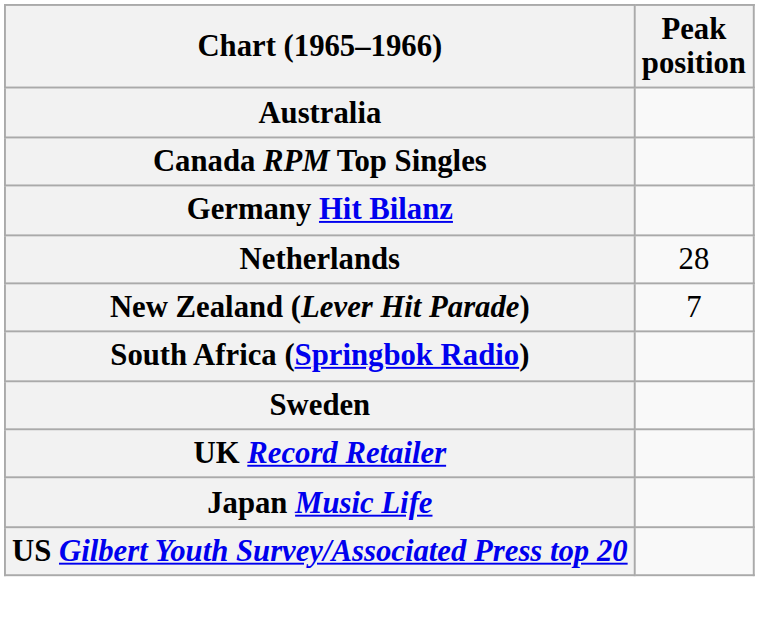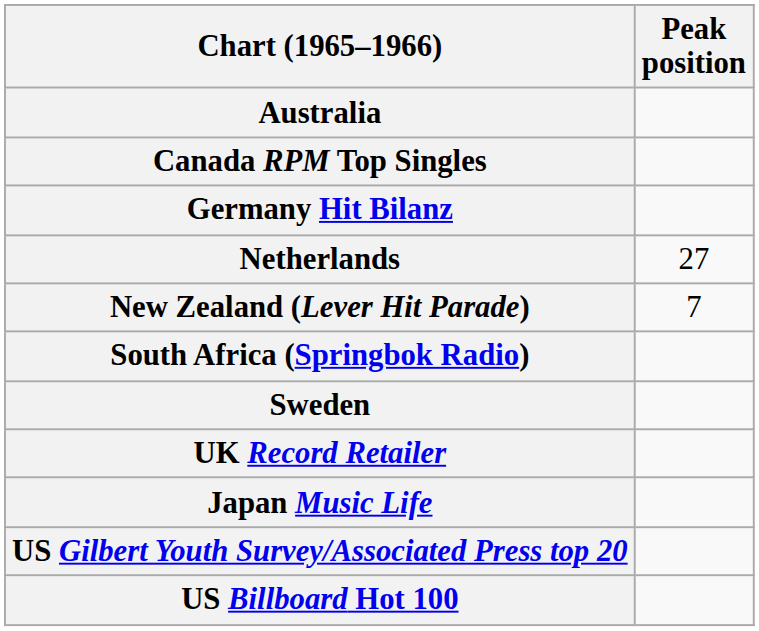(694, 258) 28 -> (694, 258) 27
+ row: (320, 599)
